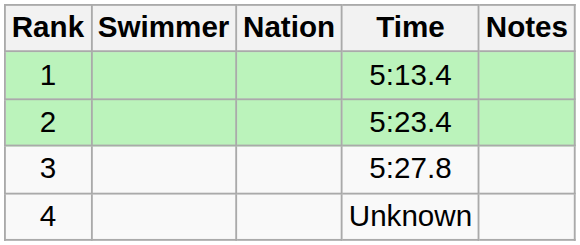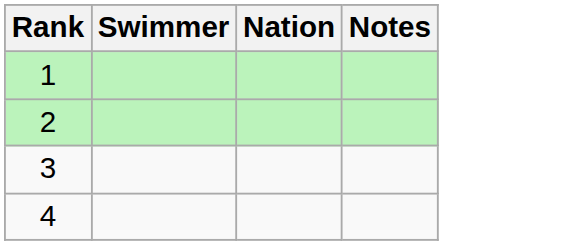- column: (410, 27)
